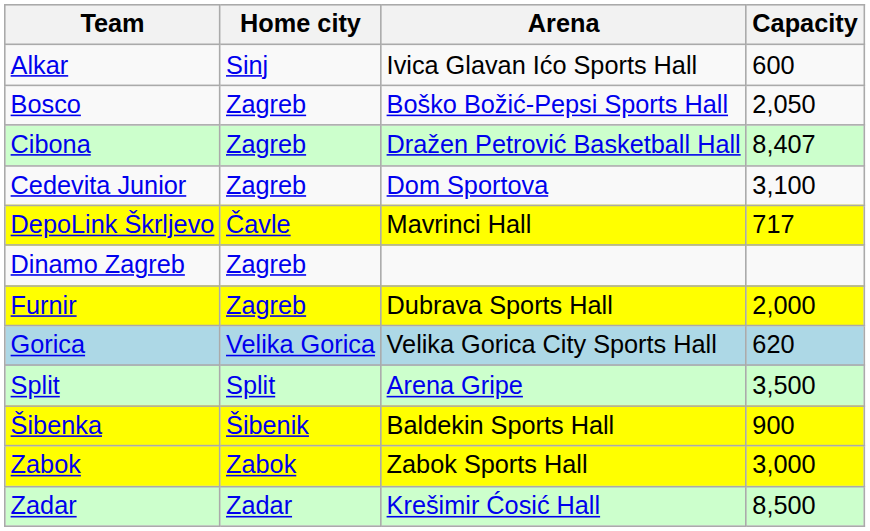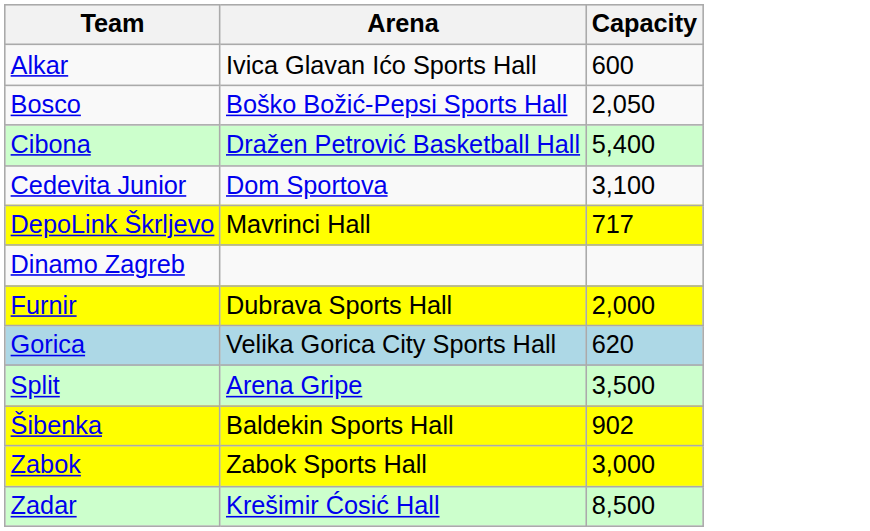- column: (300, 24)
(784, 144) 8,407 -> (623, 144) 5,400
(773, 425) 900 -> (613, 425) 902
